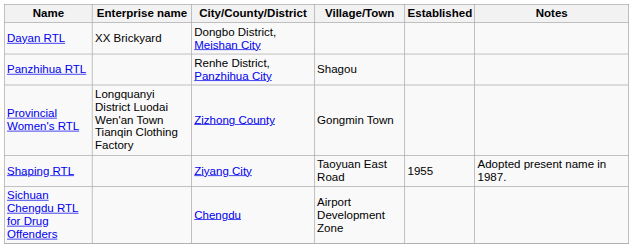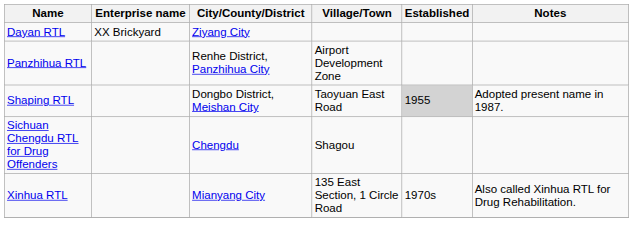(235, 38) Dongbo District, Meishan City -> (221, 31) Ziyang City
(337, 69) Shagou -> (349, 63) Airport Development Zone
- row: (43, 120)
(223, 170) Ziyang City -> (233, 100) Dongbo District, Meishan City
(420, 170) no background -> (418, 100) lightgrey background
(351, 215) Airport Development Zone -> (335, 145) Shagou
+ row: (37, 195)
